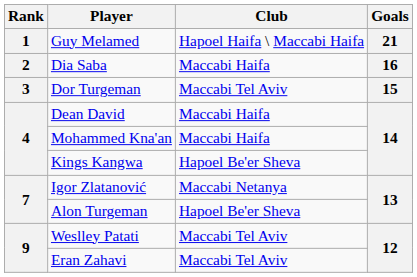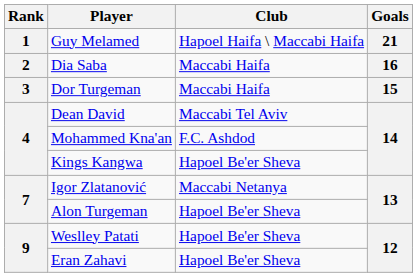(233, 89) Maccabi Tel Aviv -> (224, 89) Maccabi Haifa
(224, 114) Maccabi Haifa -> (233, 114) Maccabi Tel Aviv
(224, 138) Maccabi Haifa -> (217, 138) F.C. Ashdod
(233, 235) Maccabi Tel Aviv -> (240, 235) Hapoel Be'er Sheva
(233, 260) Maccabi Tel Aviv -> (240, 260) Hapoel Be'er Sheva
